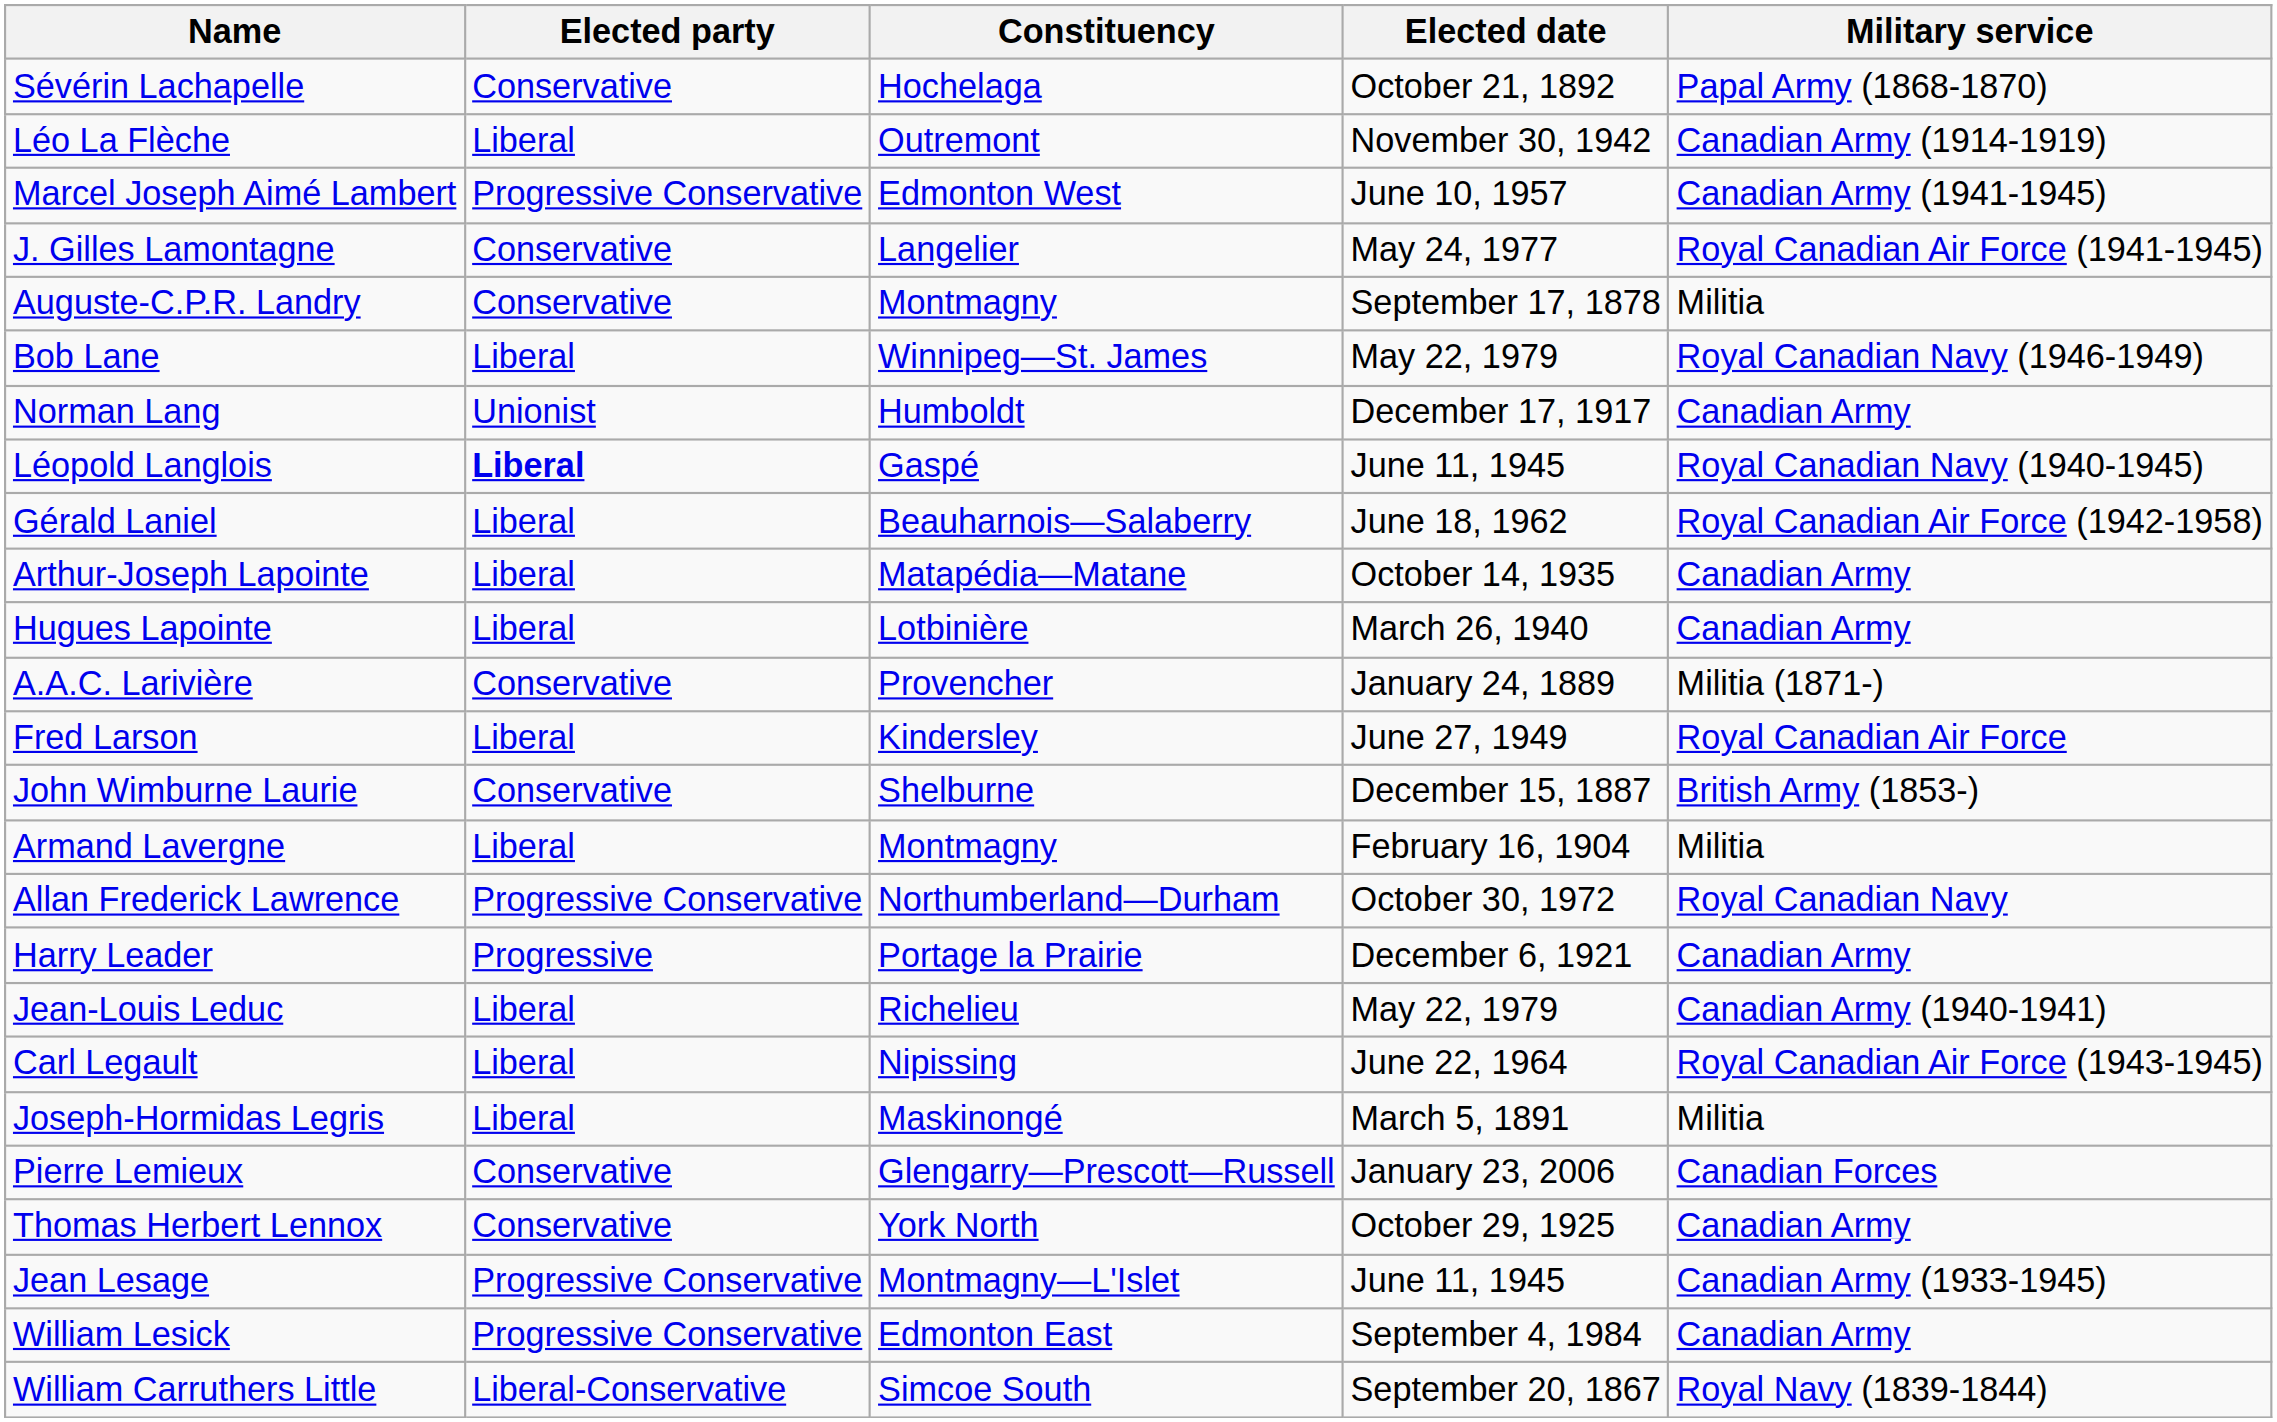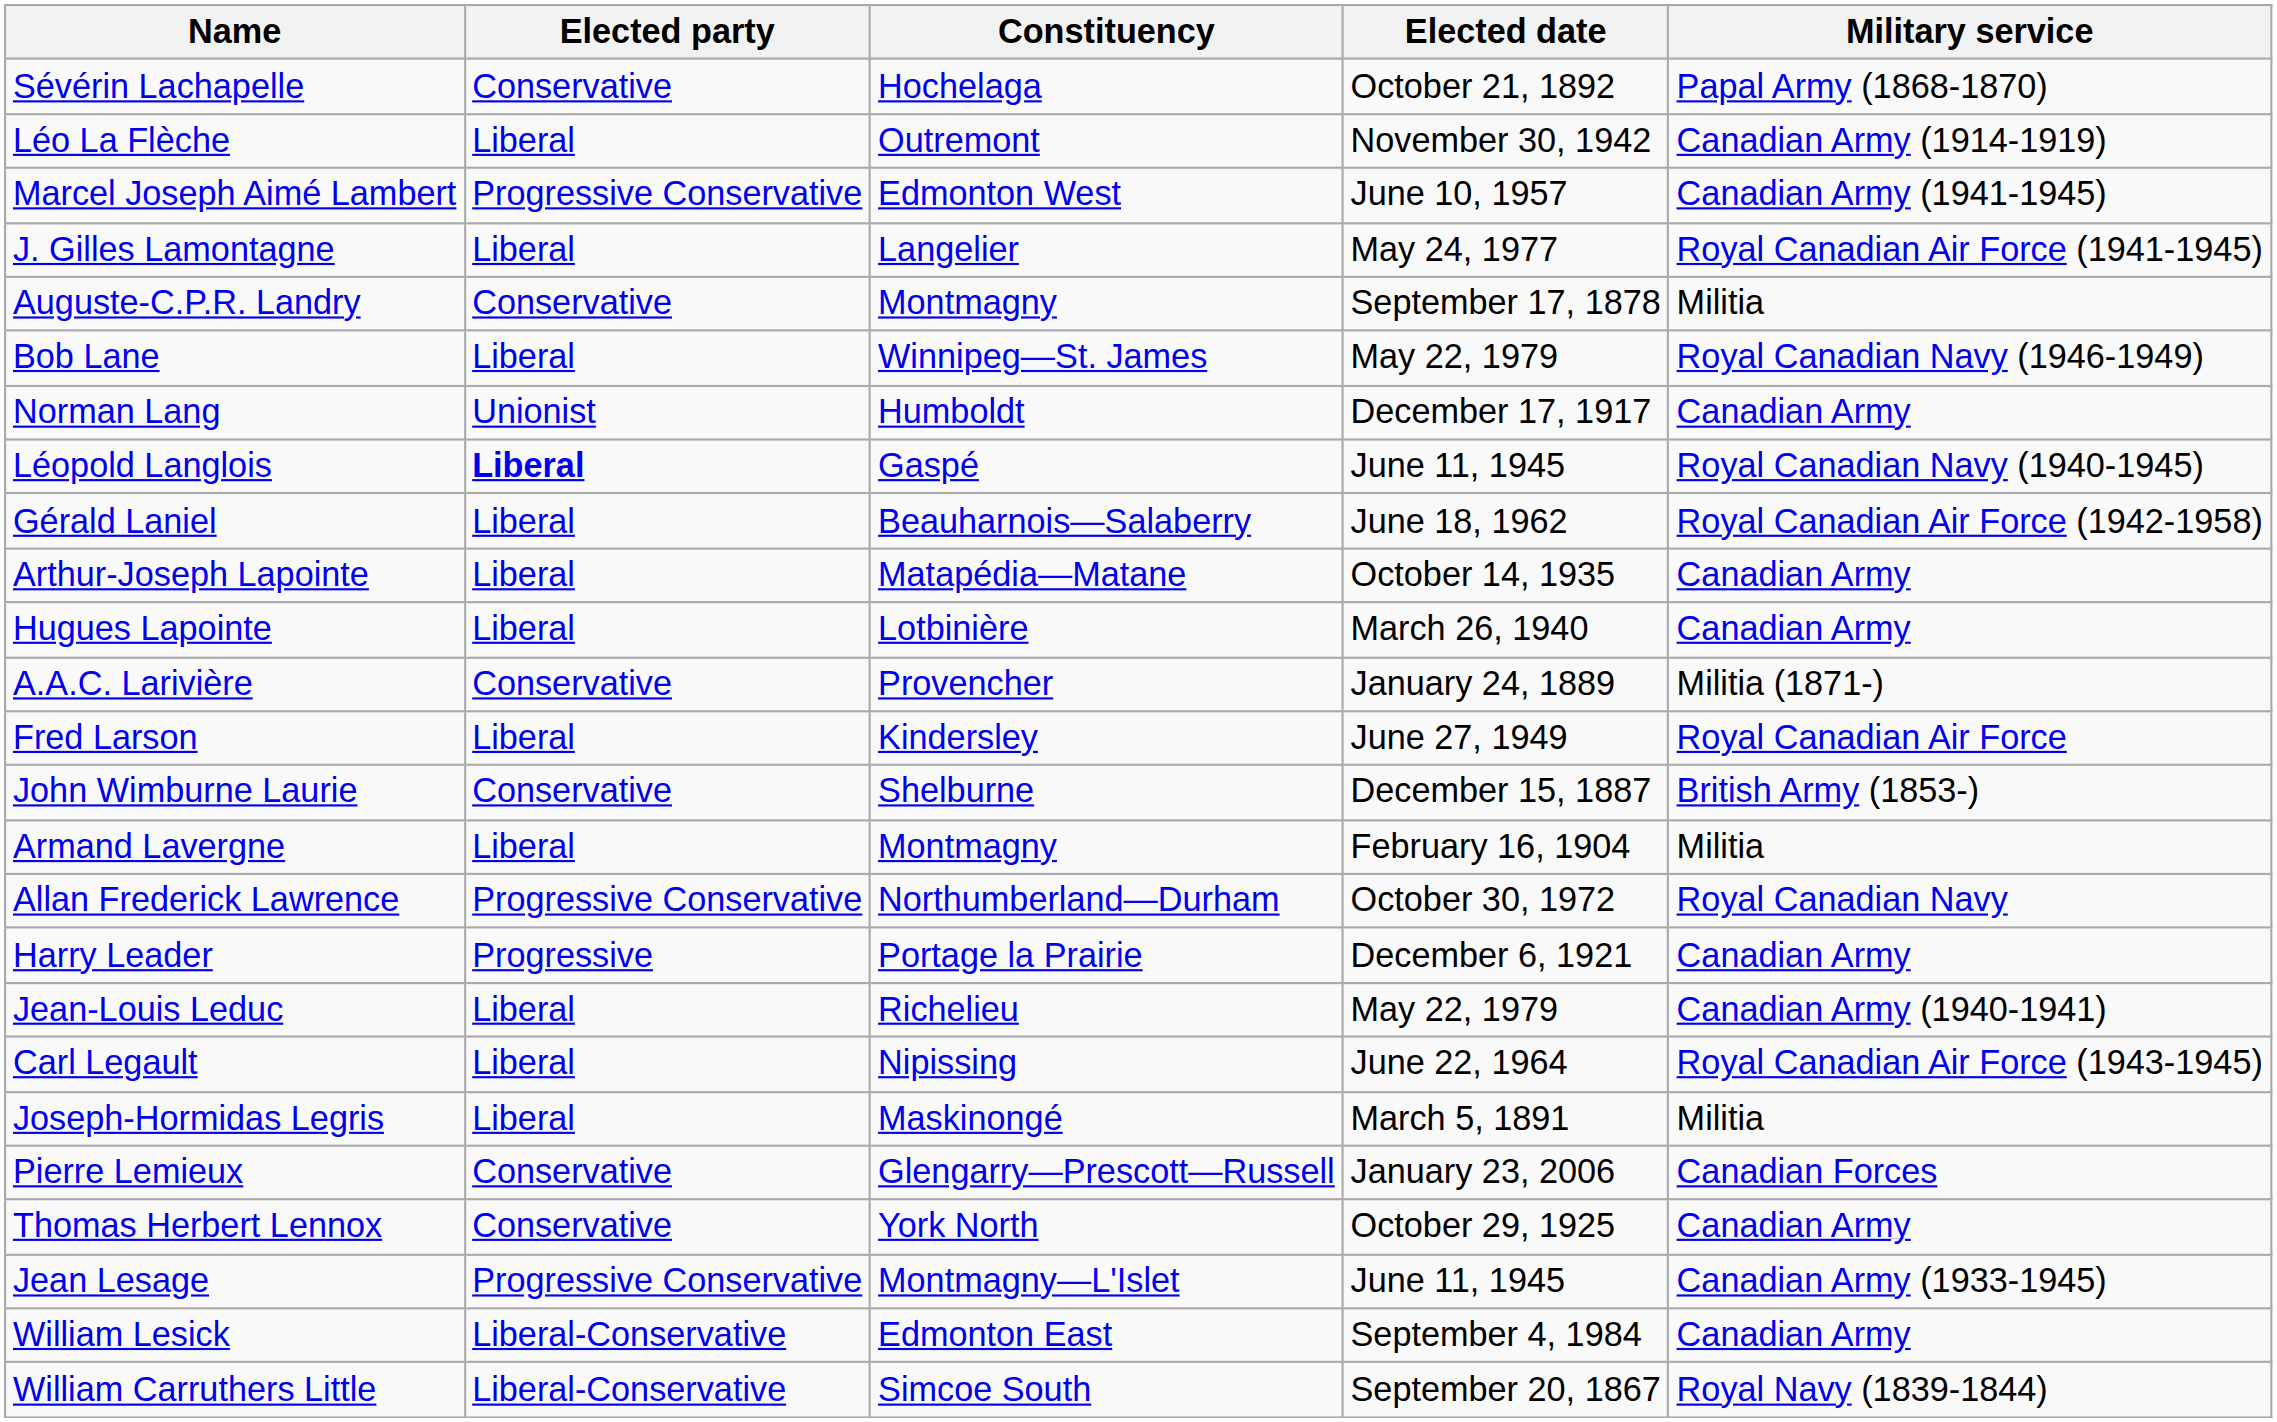(572, 248) Conservative -> (524, 248) Liberal
(667, 1334) Progressive Conservative -> (629, 1334) Liberal-Conservative
